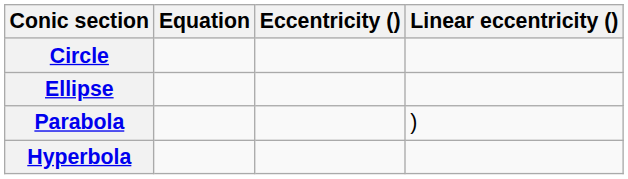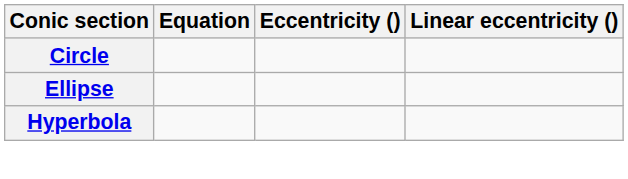- row: (79, 122)
